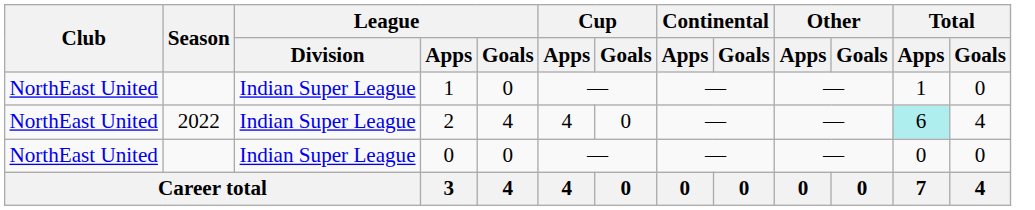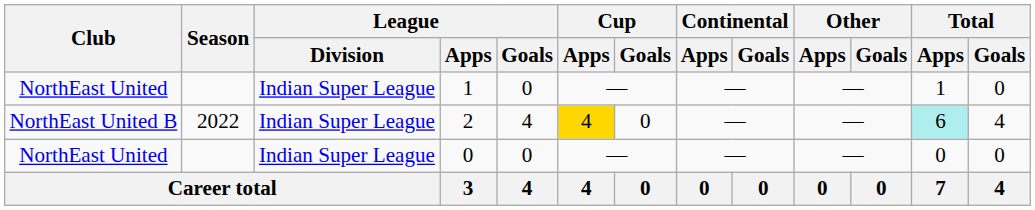(84, 121) NorthEast United -> (93, 121) NorthEast United B
(567, 121) no background -> (586, 121) gold background
